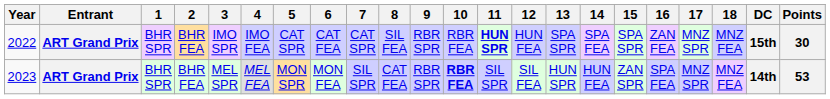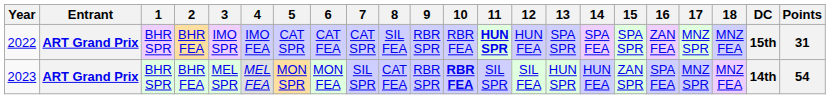(802, 42) 30 -> (802, 42) 31
(802, 76) 53 -> (802, 76) 54
